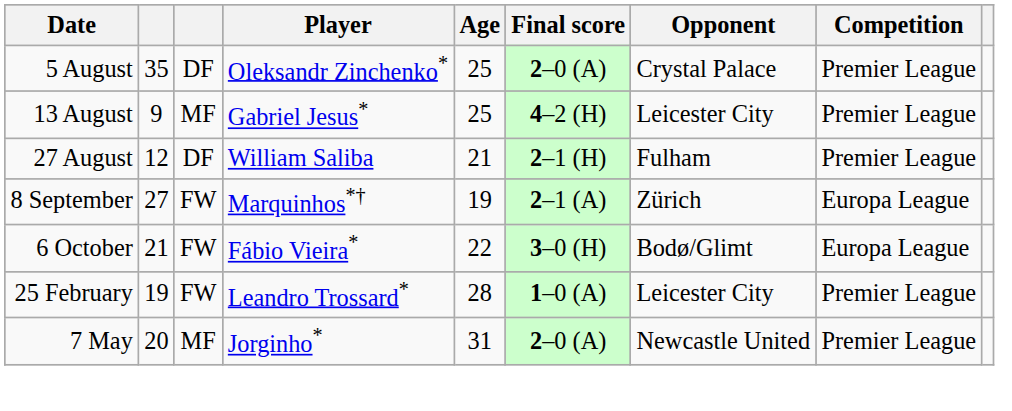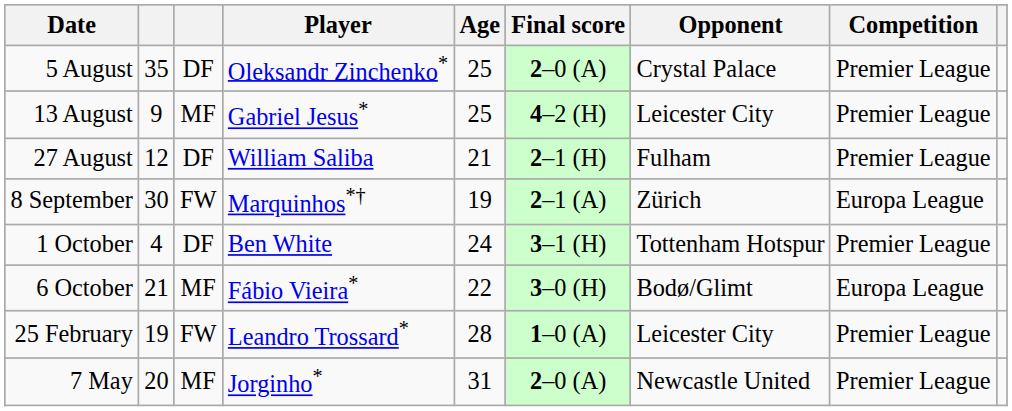(156, 201) 27 -> (156, 201) 30
+ row: (85, 244)
(198, 248) FW -> (198, 288) MF
